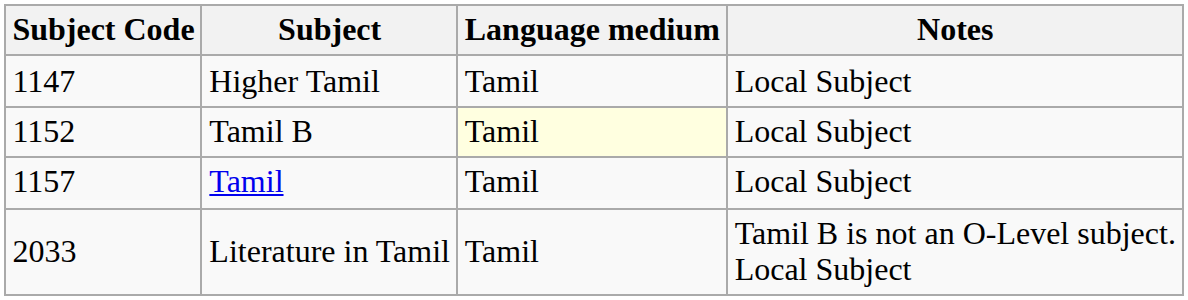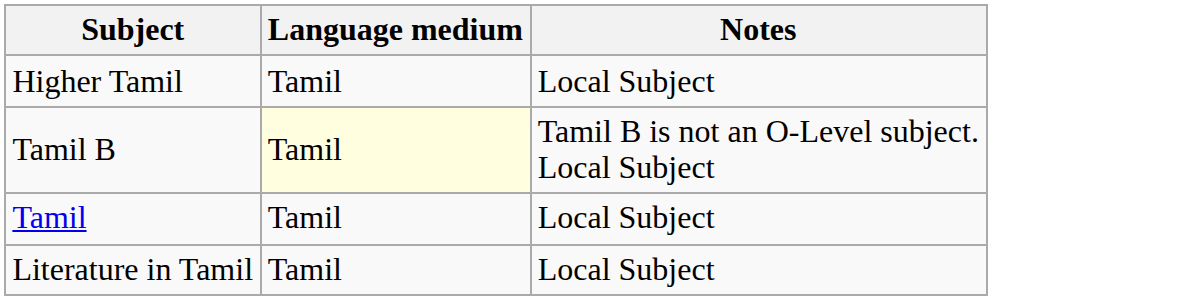- column: (103, 29)
(823, 131) Local Subject -> (758, 149) Tamil B is not an O-Level subject. Local Subject
(955, 250) Tamil B is not an O-Level subject. Local Subject -> (626, 268) Local Subject
